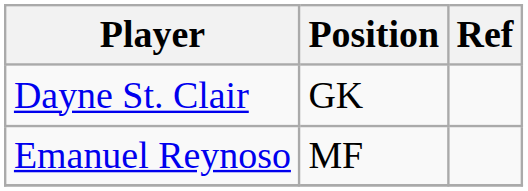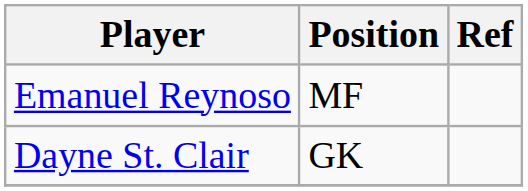rows swapped: (152, 154) <-> (131, 94)
